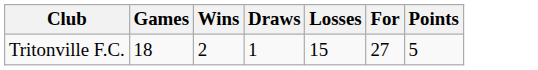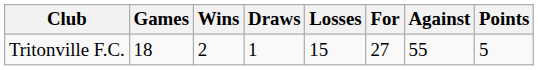+ column: (439, 19)
